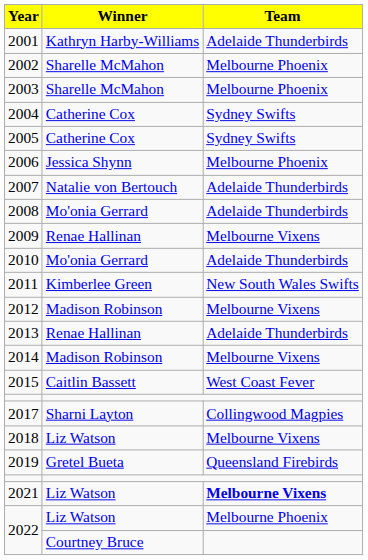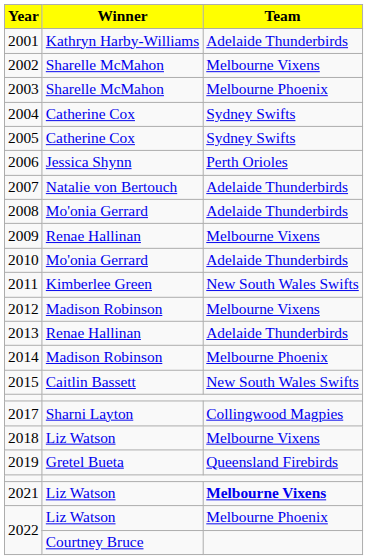(267, 65) Melbourne Phoenix -> (263, 65) Melbourne Vixens
(267, 162) Melbourne Phoenix -> (247, 162) Perth Orioles
(263, 357) Melbourne Vixens -> (267, 357) Melbourne Phoenix
(260, 382) West Coast Fever -> (283, 382) New South Wales Swifts
